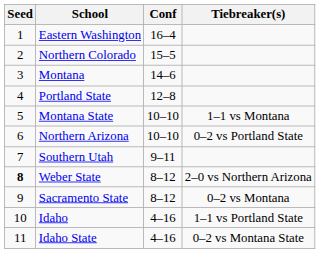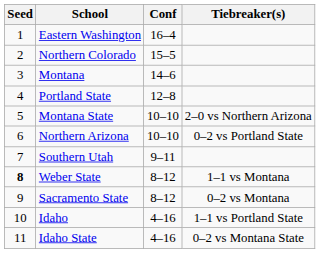(248, 116) 1–1 vs Montana -> (248, 116) 2–0 vs Northern Arizona
(248, 177) 2–0 vs Northern Arizona -> (248, 177) 1–1 vs Montana
